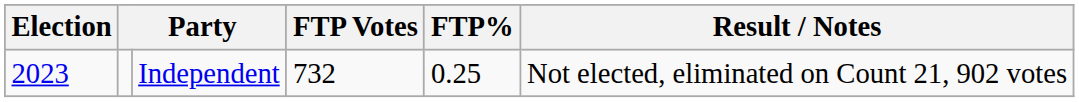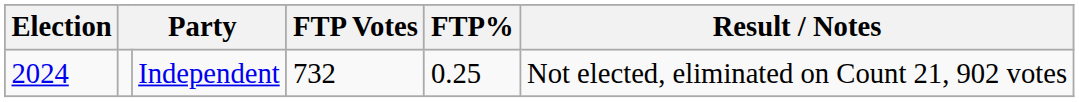(40, 72) 2023 -> (40, 72) 2024
